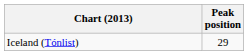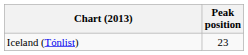(223, 42) 29 -> (223, 42) 23
